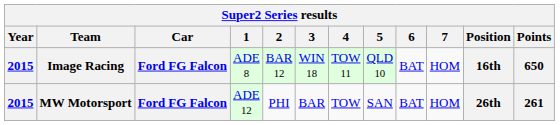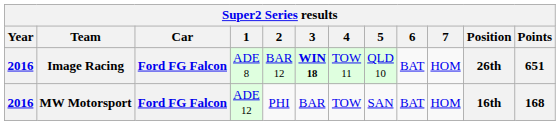(20, 65) 2015 -> (20, 65) 2016
(312, 65) normal -> (312, 65) bold
(488, 65) 16th -> (489, 65) 26th
(534, 65) 650 -> (535, 65) 651
(20, 102) 2015 -> (20, 102) 2016
(488, 102) 26th -> (489, 102) 16th
(534, 102) 261 -> (535, 102) 168
